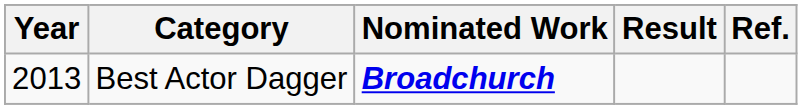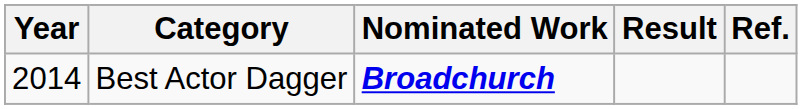(47, 78) 2013 -> (47, 78) 2014
